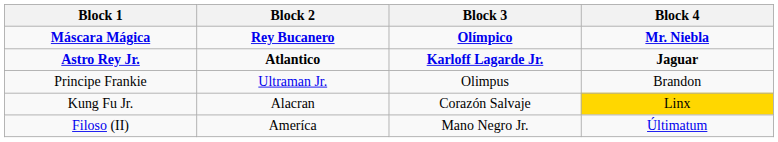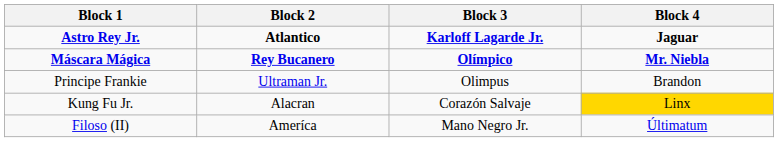rows swapped: (101, 37) <-> (101, 59)
